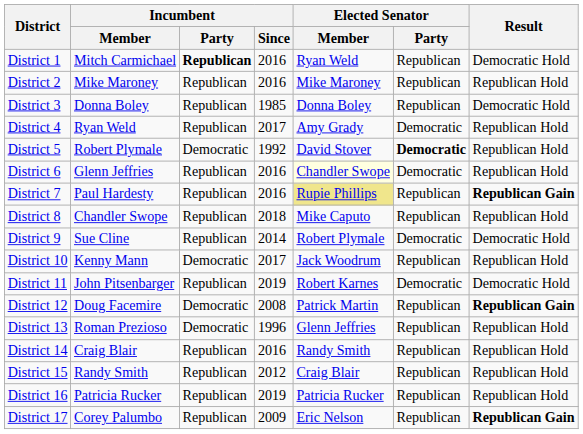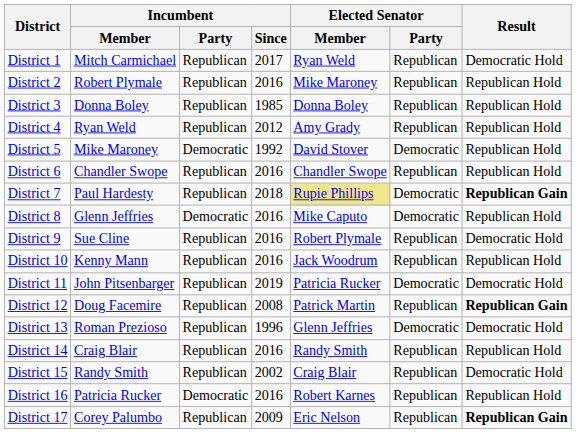(217, 60) bold -> (215, 60) normal
(272, 60) 2016 -> (269, 60) 2017
(116, 82) Mike Maroney -> (118, 82) Robert Plymale
(521, 104) Democratic Hold -> (513, 104) Republican Hold
(272, 127) 2017 -> (269, 127) 2012
(429, 127) Democratic -> (425, 127) Republican
(118, 149) Robert Plymale -> (116, 149) Mike Maroney
(431, 149) bold -> (426, 149) normal
(114, 171) Glenn Jeffries -> (121, 171) Chandler Swope
(343, 171) lightyellow background -> (340, 171) no background
(429, 171) Democratic -> (425, 171) Republican
(272, 194) 2016 -> (269, 194) 2018
(428, 194) Republican -> (426, 194) Democratic
(121, 216) Chandler Swope -> (114, 216) Glenn Jeffries
(215, 216) Republican -> (215, 216) Democratic
(272, 216) 2018 -> (269, 216) 2016
(428, 216) Republican -> (426, 216) Democratic
(272, 238) 2014 -> (269, 238) 2016
(429, 238) Democratic -> (425, 238) Republican
(215, 261) Democratic -> (215, 261) Republican
(272, 261) 2017 -> (269, 261) 2016
(337, 283) Robert Karnes -> (337, 283) Patricia Rucker
(215, 305) Democratic -> (215, 305) Republican
(215, 328) Democratic -> (215, 328) Republican
(428, 328) Republican -> (426, 328) Democratic
(520, 328) Republican Hold -> (514, 328) Democratic Hold
(272, 372) 2012 -> (269, 372) 2002
(520, 372) Republican Hold -> (514, 372) Democratic Hold
(215, 395) Republican -> (215, 395) Democratic
(272, 395) 2019 -> (269, 395) 2016
(340, 395) Patricia Rucker -> (334, 395) Robert Karnes
